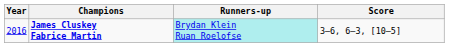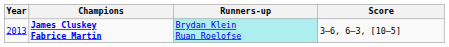(17, 30) 2016 -> (17, 30) 2013
